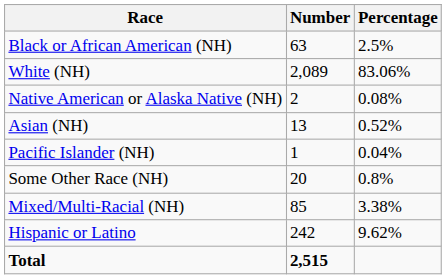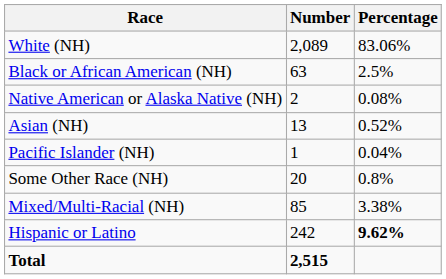rows swapped: (49, 71) <-> (120, 44)
(380, 233) normal -> (381, 233) bold
